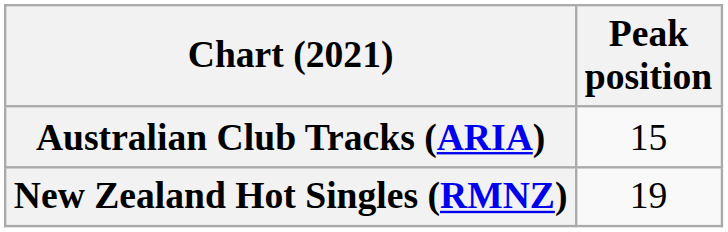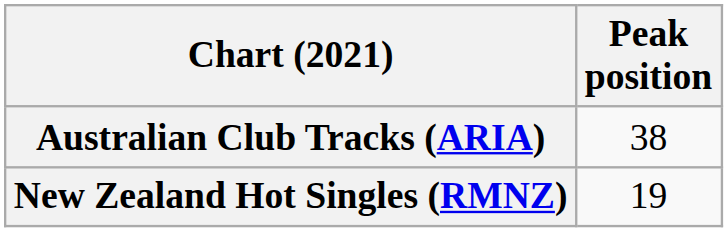(648, 136) 15 -> (648, 136) 38
